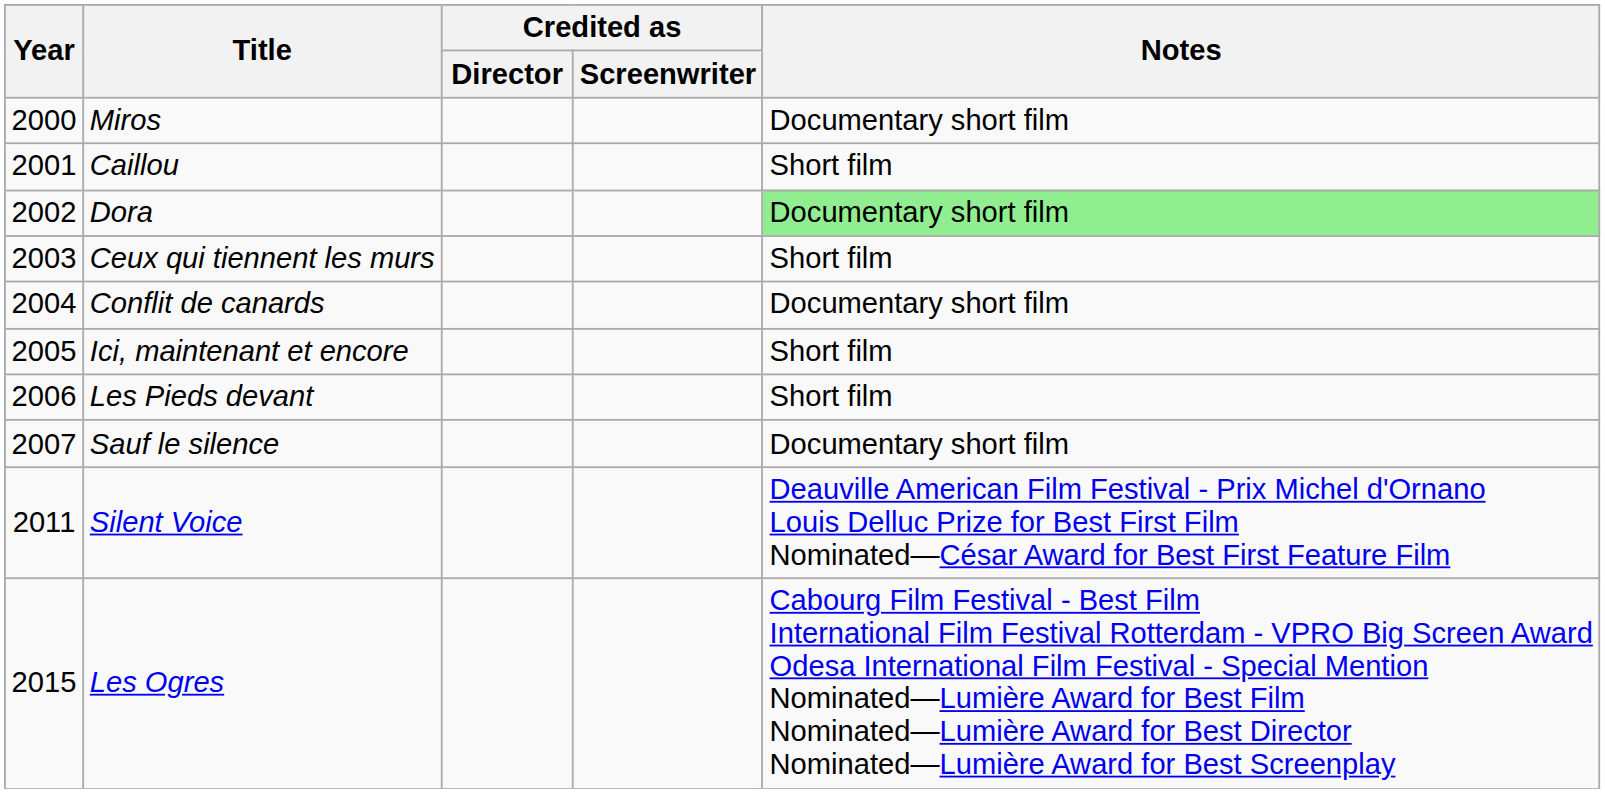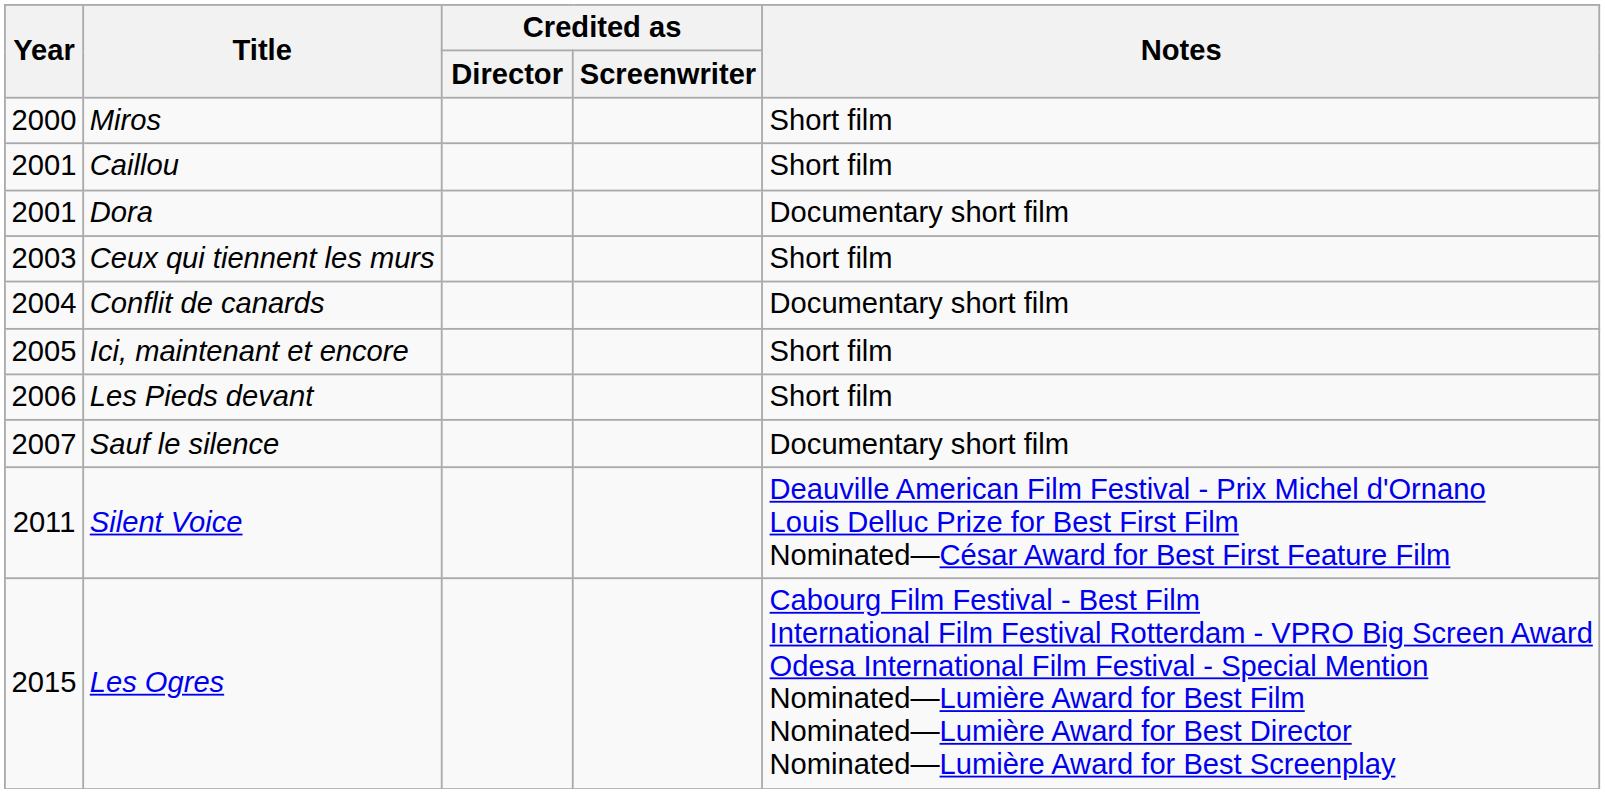(919, 119) Documentary short film -> (831, 119) Short film
(44, 212) 2002 -> (44, 212) 2001
(919, 212) lightgreen background -> (919, 212) no background
